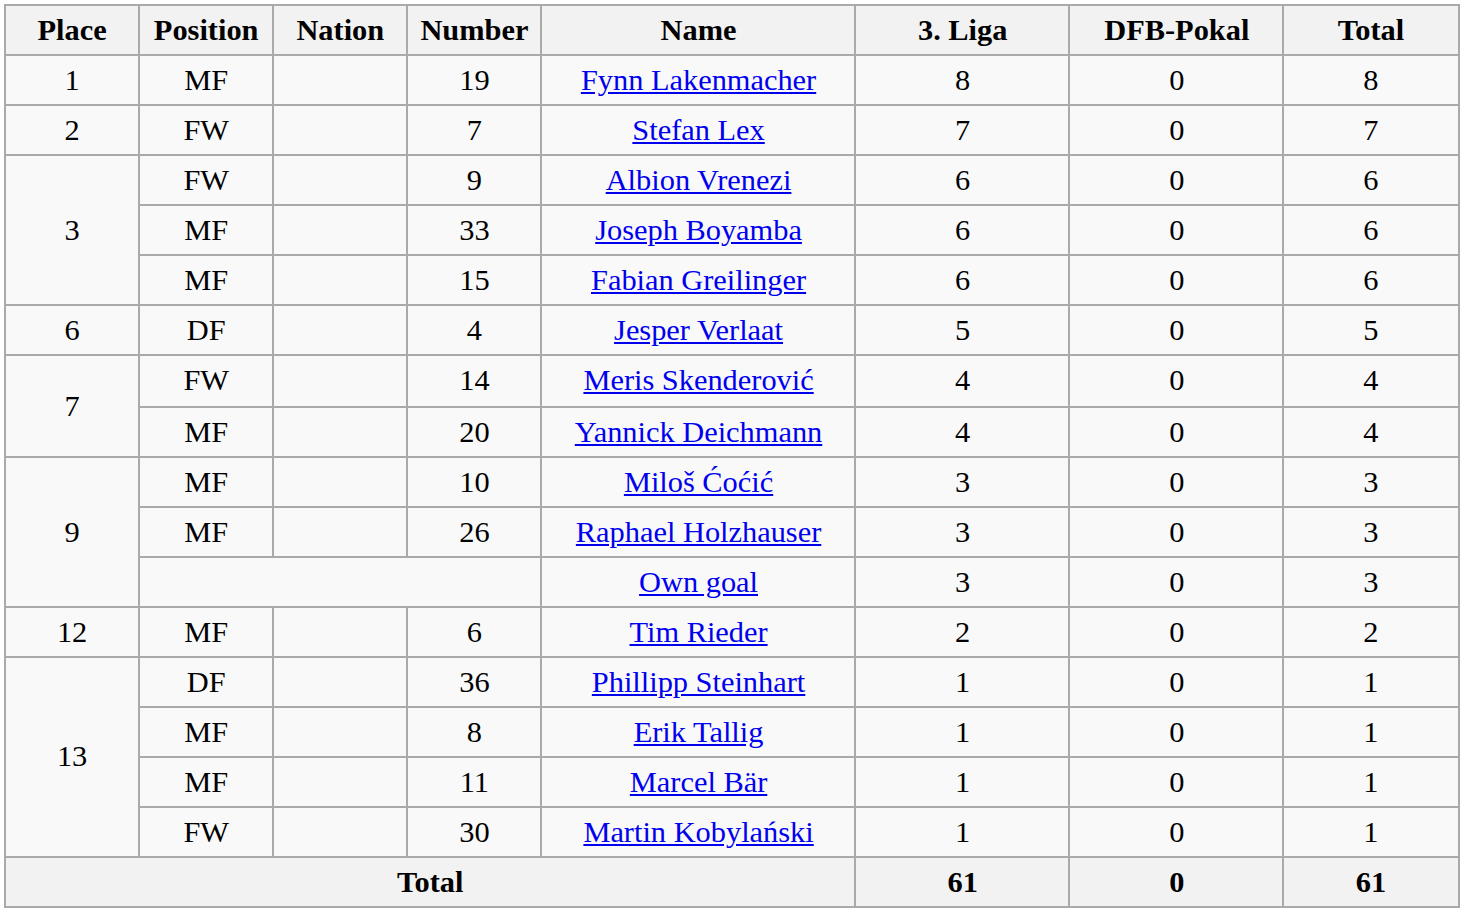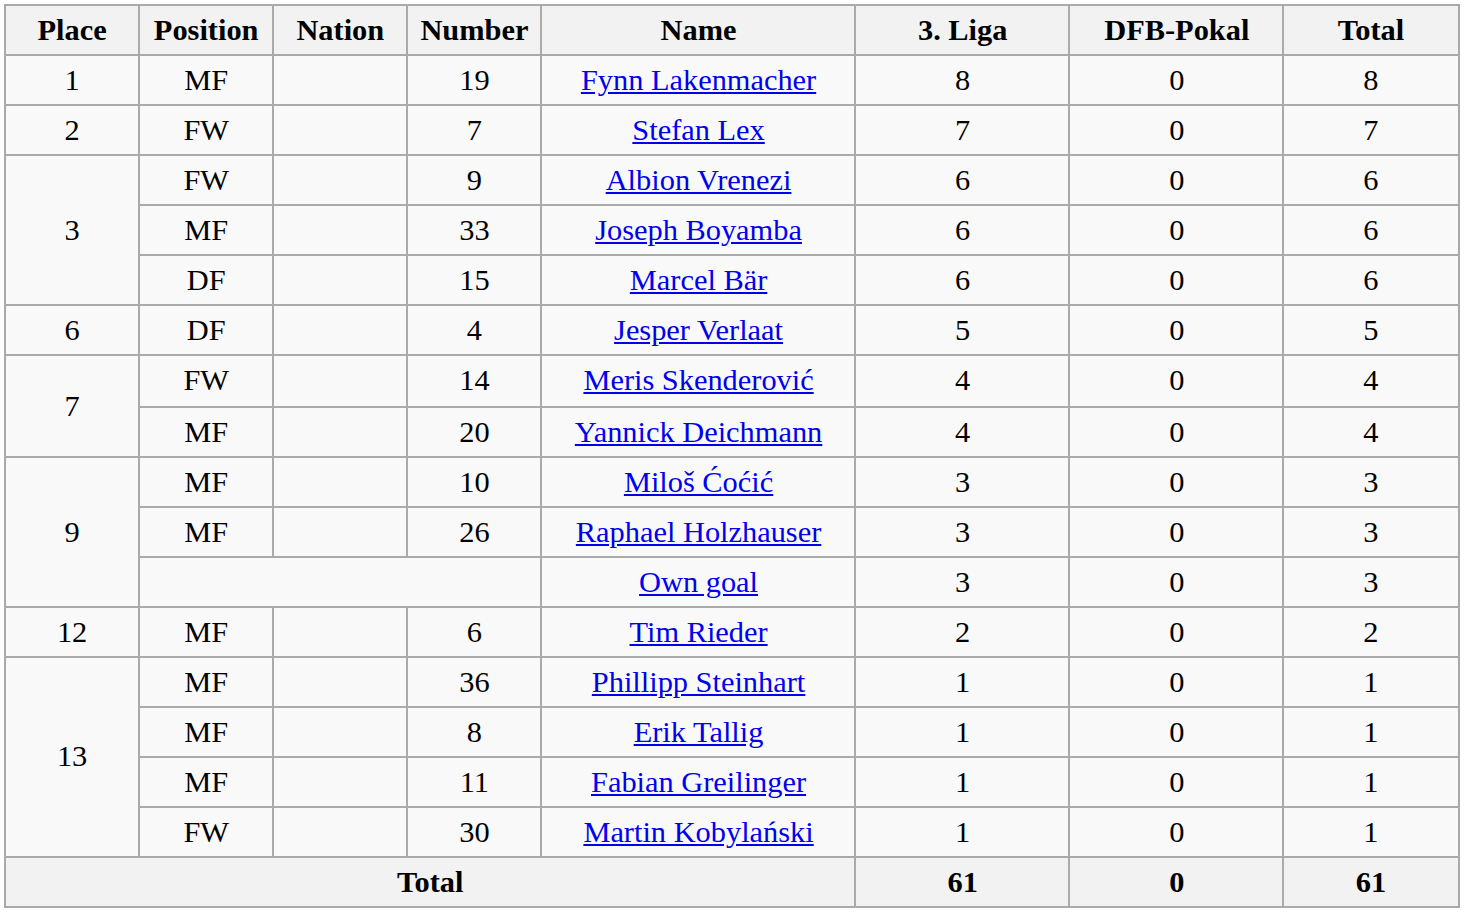(206, 280) MF -> (206, 280) DF
(699, 280) Fabian Greilinger -> (699, 280) Marcel Bär
(206, 681) DF -> (206, 681) MF
(699, 781) Marcel Bär -> (699, 781) Fabian Greilinger
